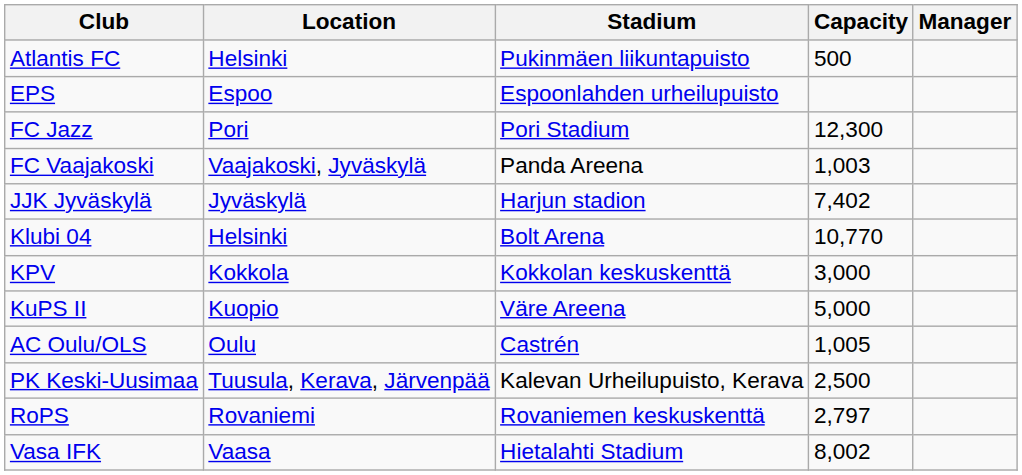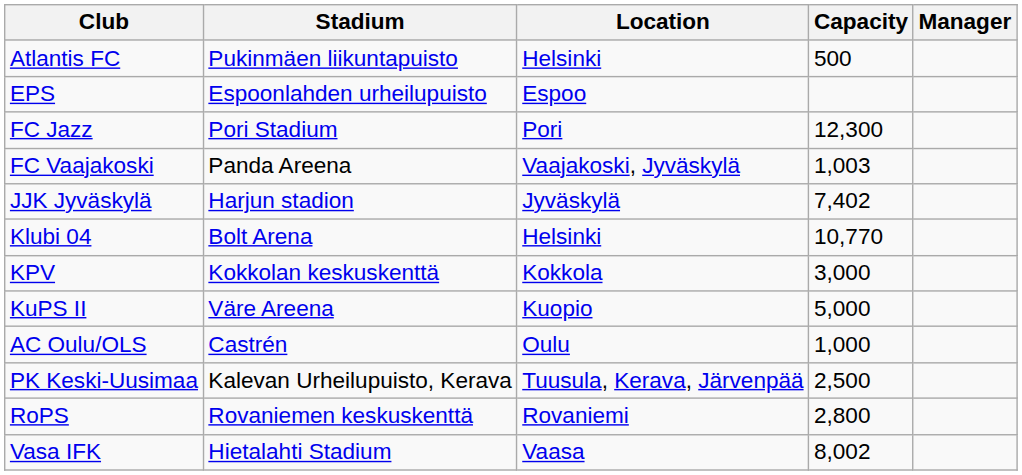columns swapped: (349, 22) <-> (652, 22)
(842, 344) 1,005 -> (842, 344) 1,000
(842, 415) 2,797 -> (842, 415) 2,800
